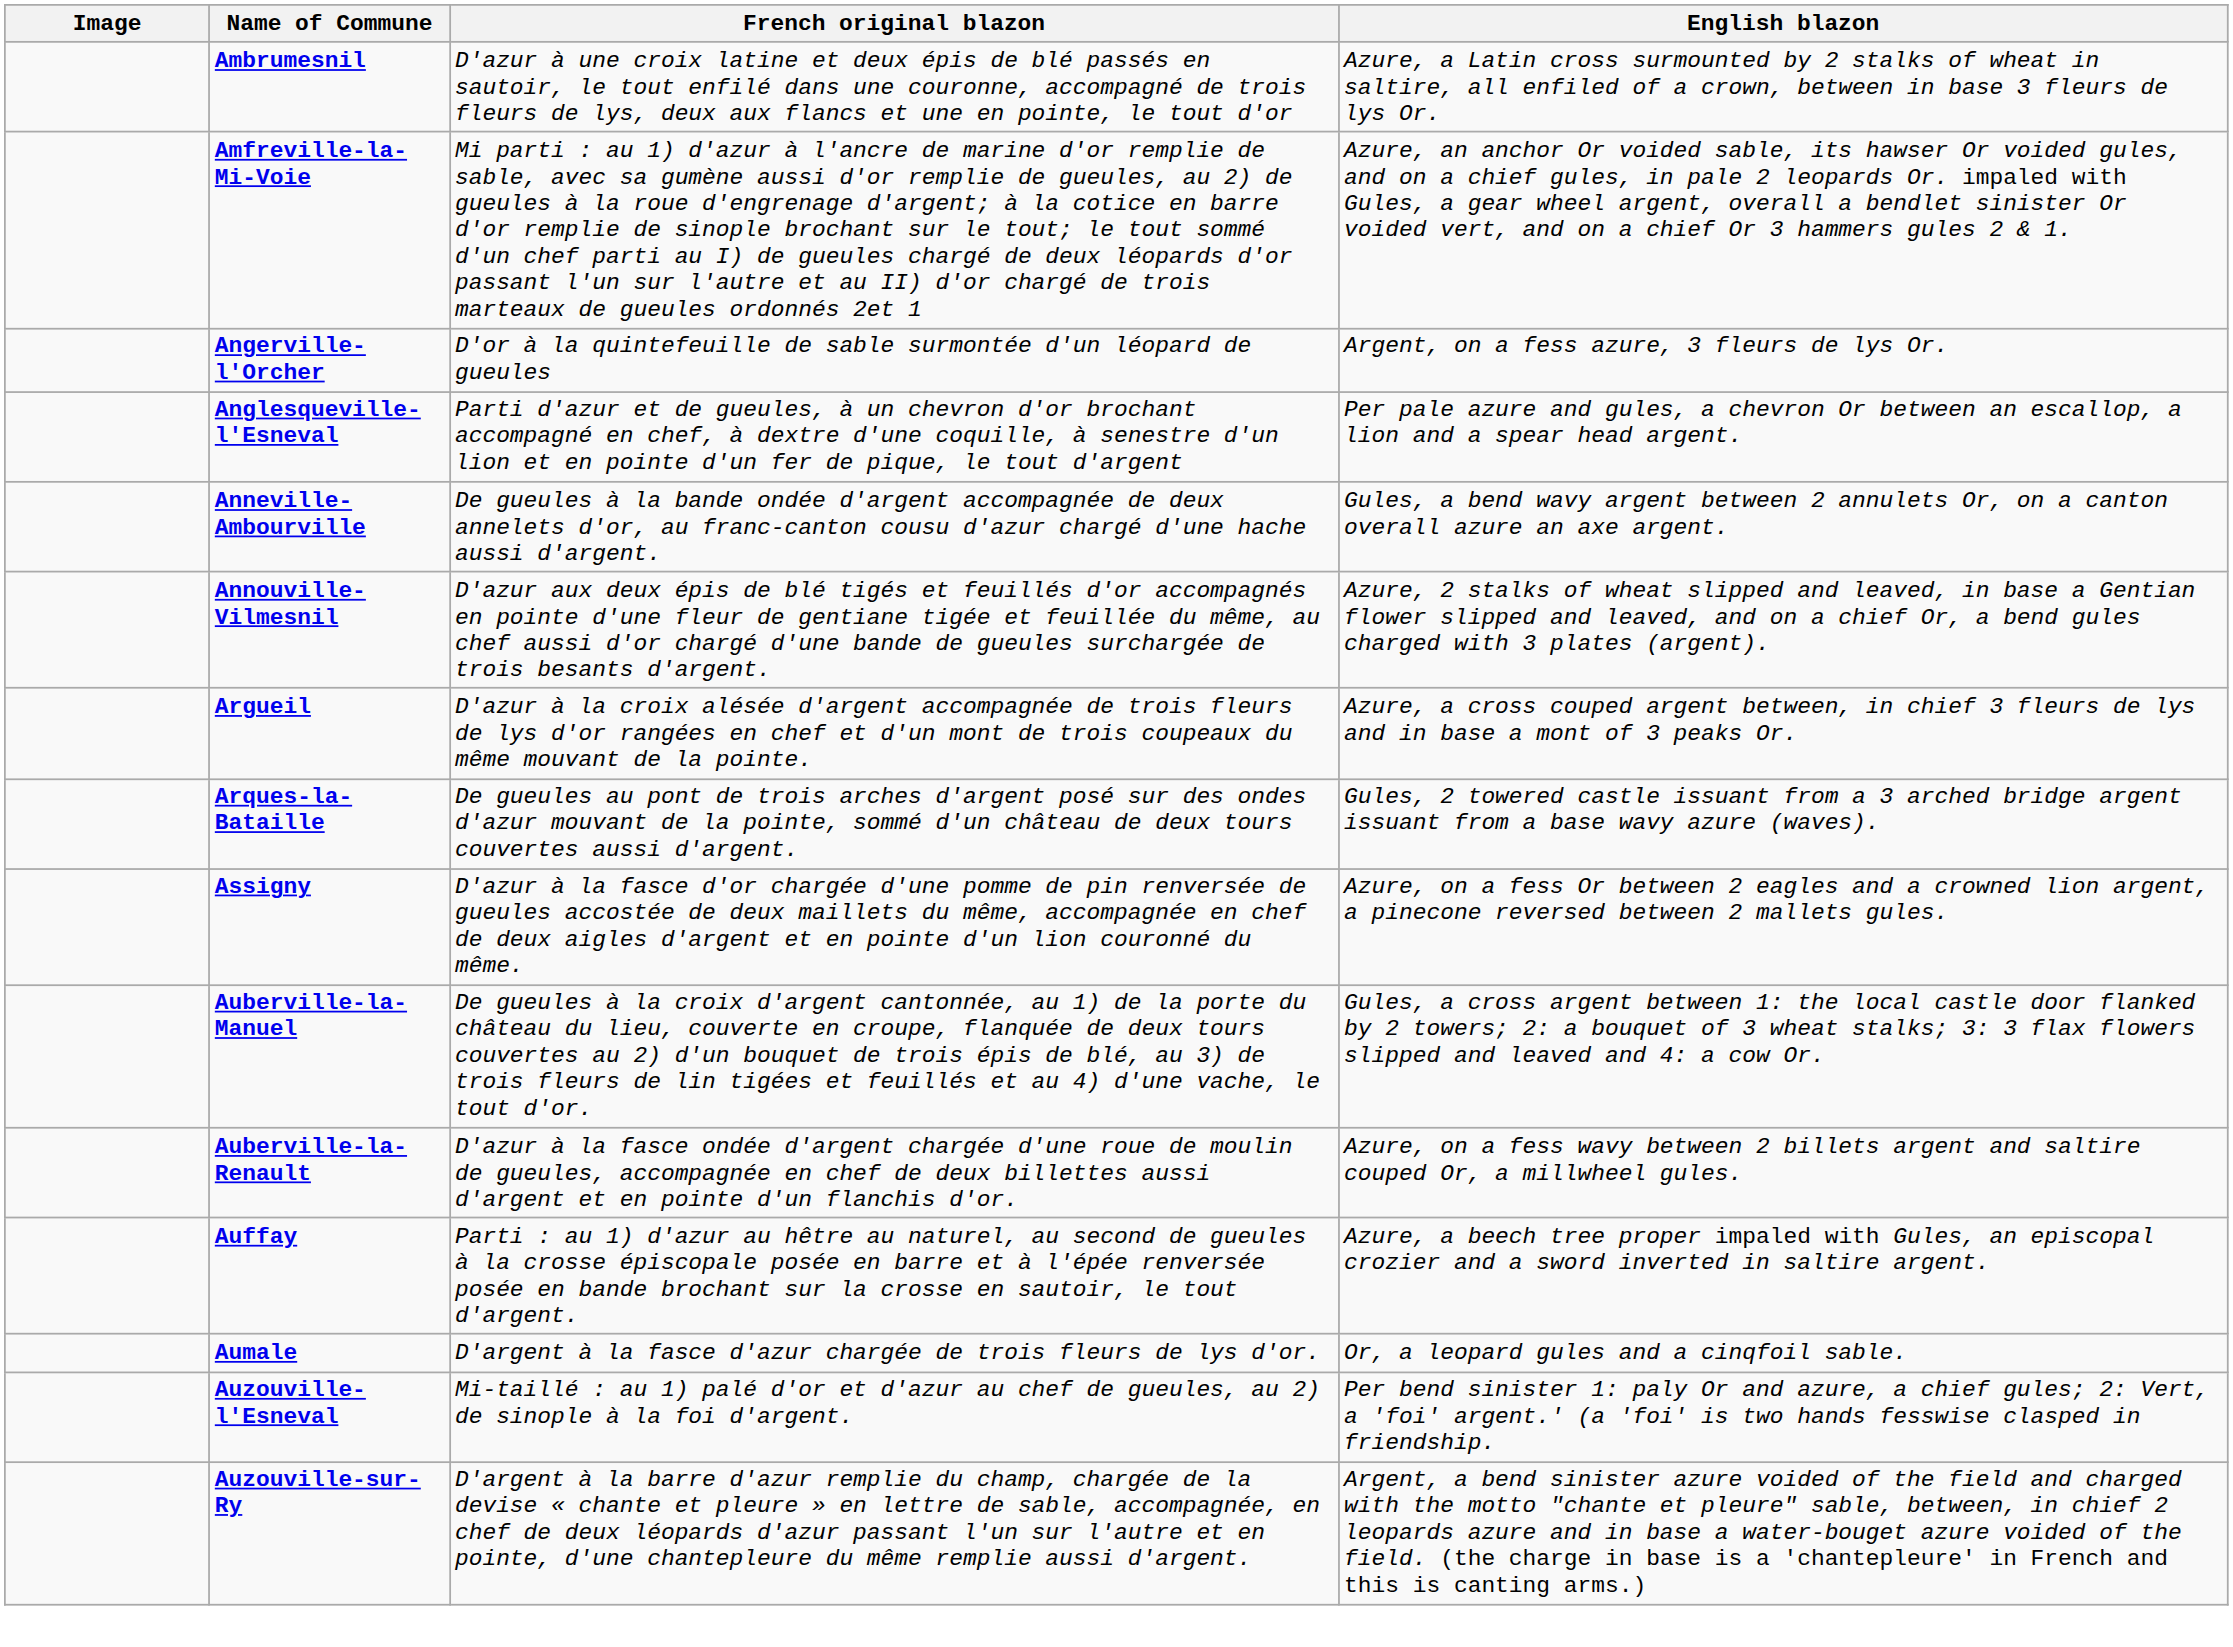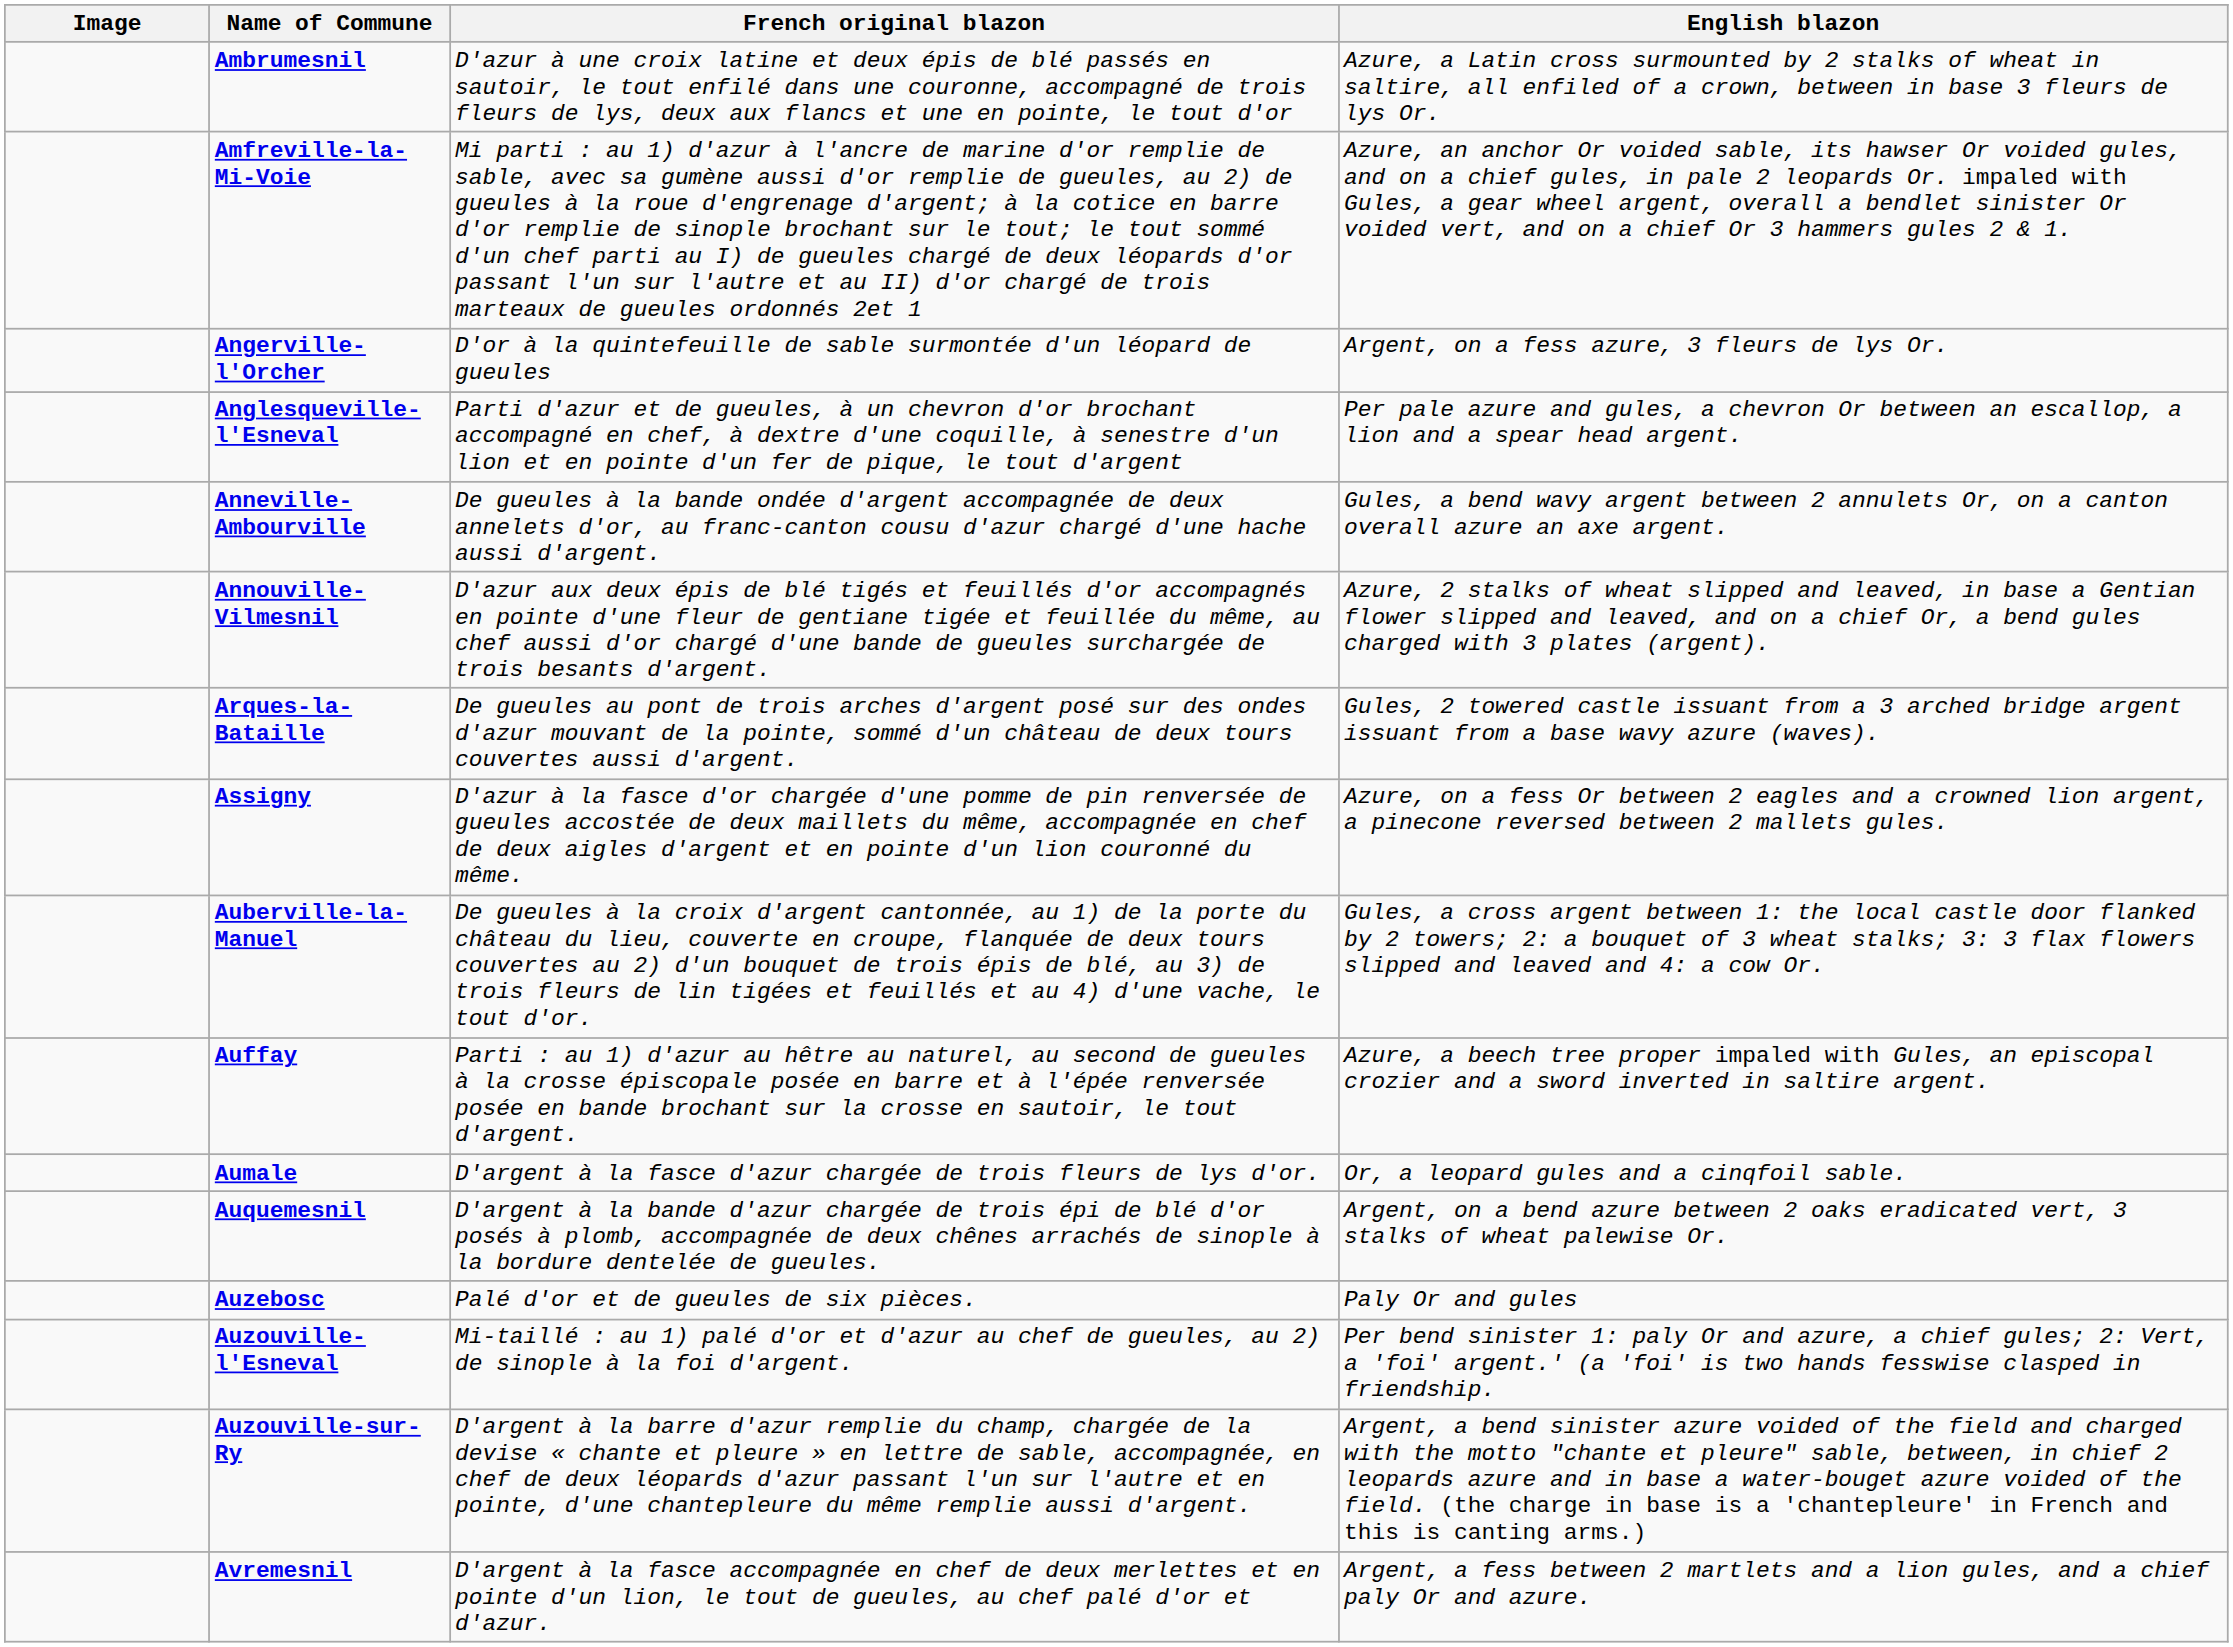- row: (263, 707)
- row: (311, 1160)
+ row: (290, 1210)
+ row: (270, 1300)
+ row: (283, 1571)
